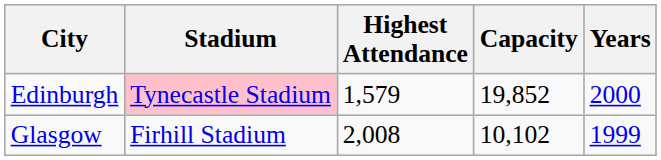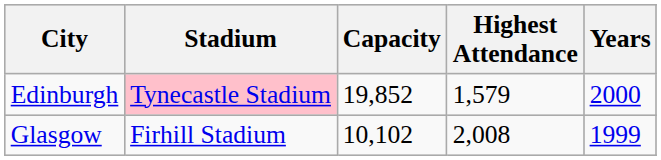columns swapped: (529, 39) <-> (405, 39)
